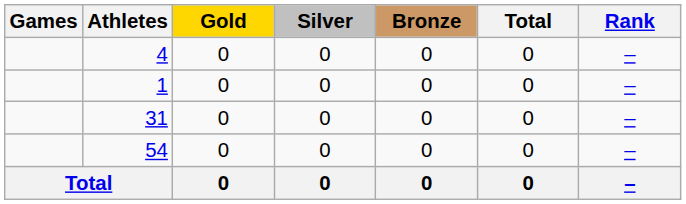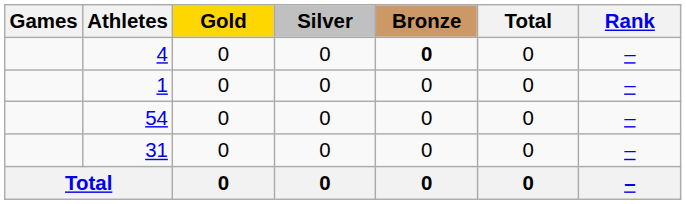(427, 54) normal -> (427, 54) bold
rows swapped: (157, 150) <-> (157, 118)
